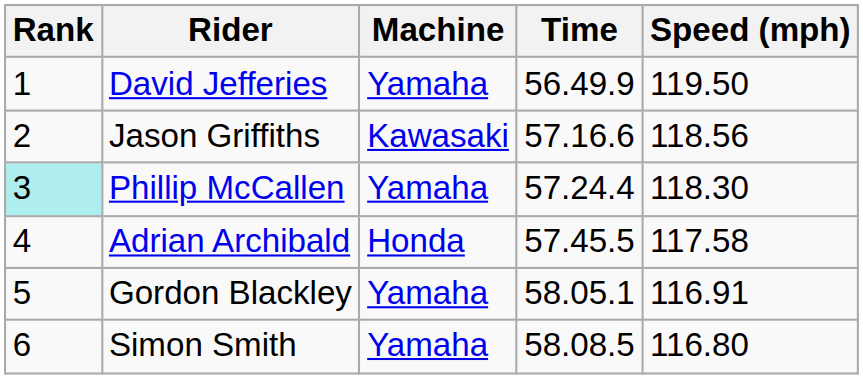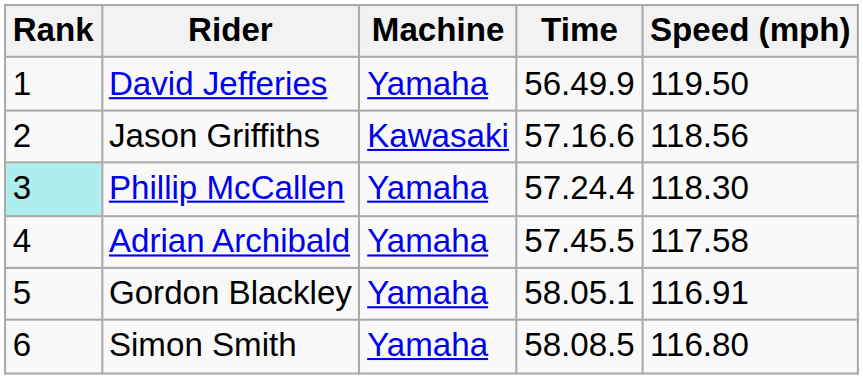(416, 240) Honda -> (428, 240) Yamaha
